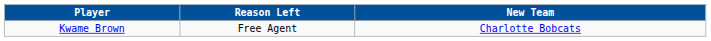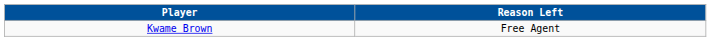- column: (530, 12)
